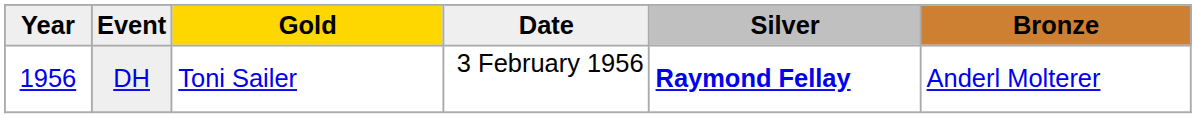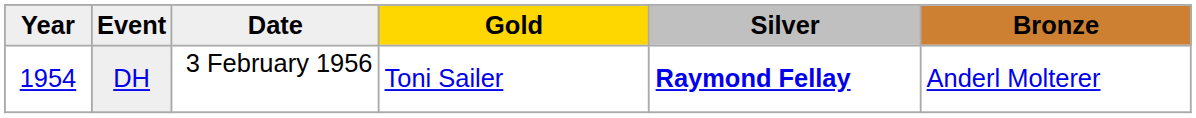columns swapped: (546, 25) <-> (308, 25)
(48, 78) 1956 -> (48, 78) 1954
